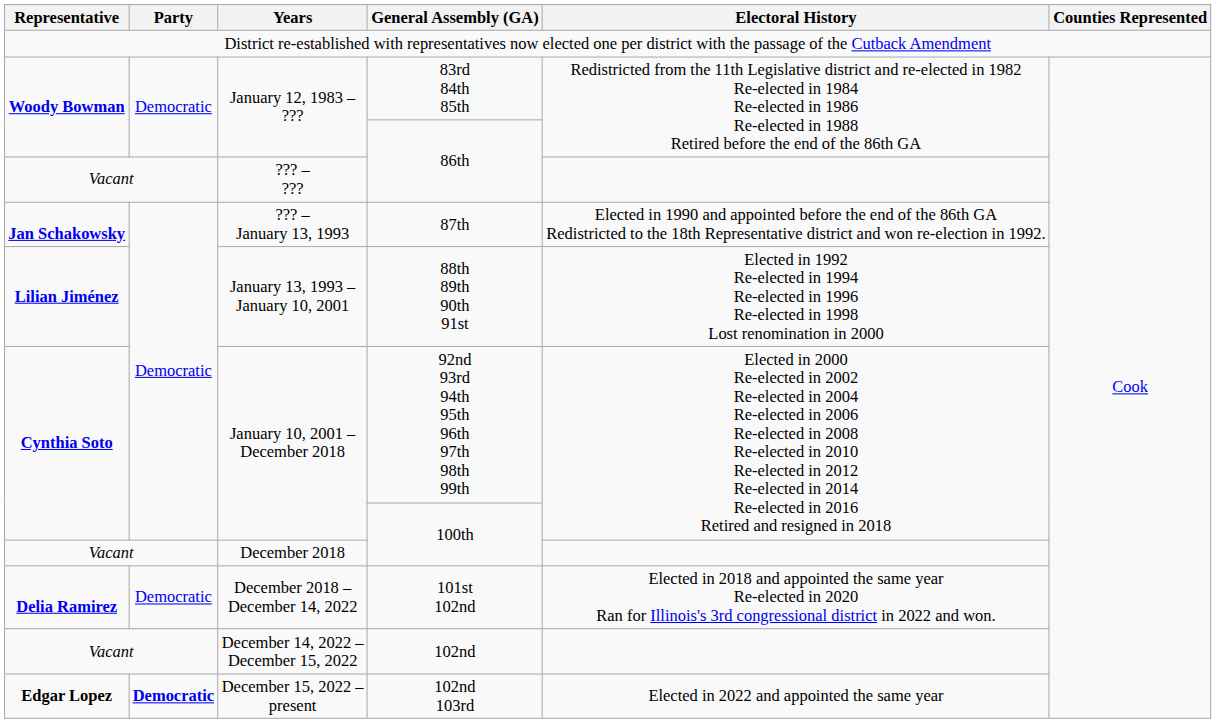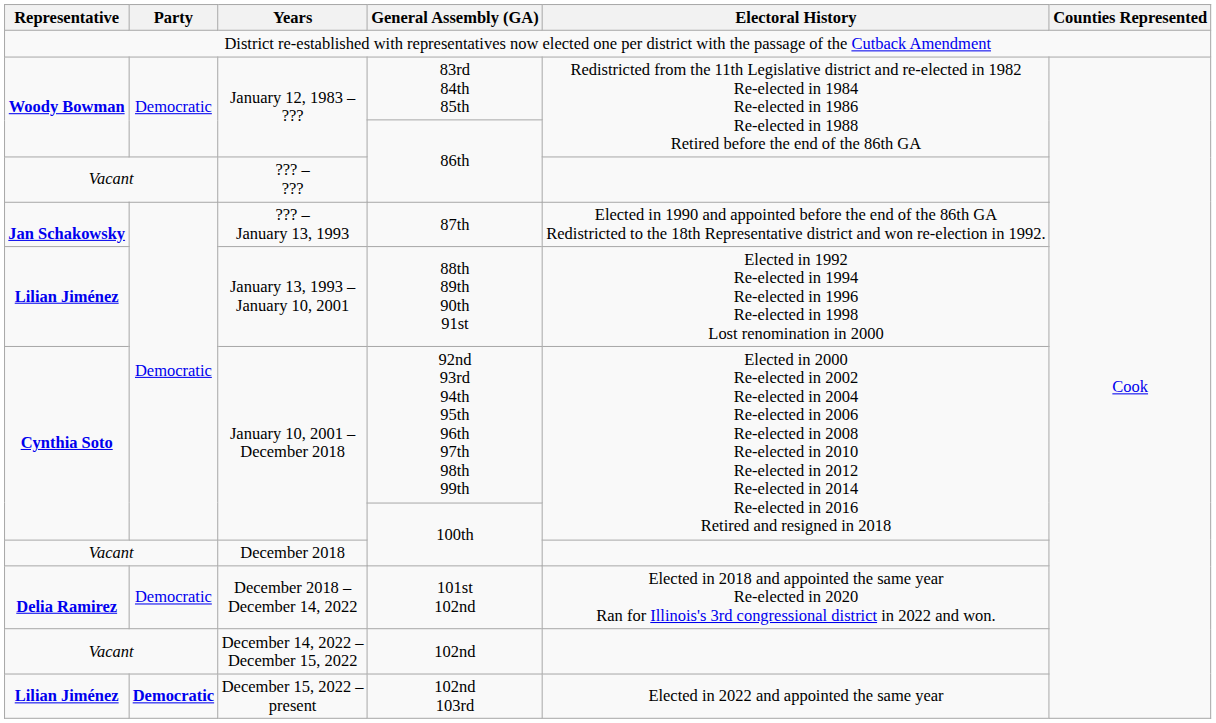(67, 696) Edgar Lopez -> (67, 696) Lilian Jiménez
